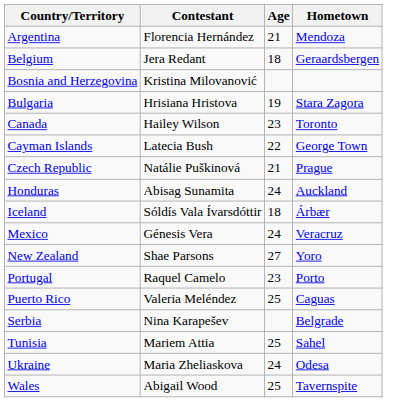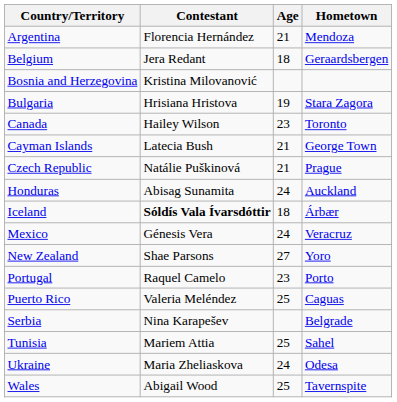(274, 146) 22 -> (283, 146) 21
(203, 211) normal -> (207, 211) bold
